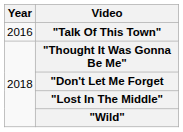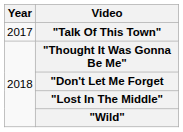(20, 31) 2016 -> (20, 31) 2017
